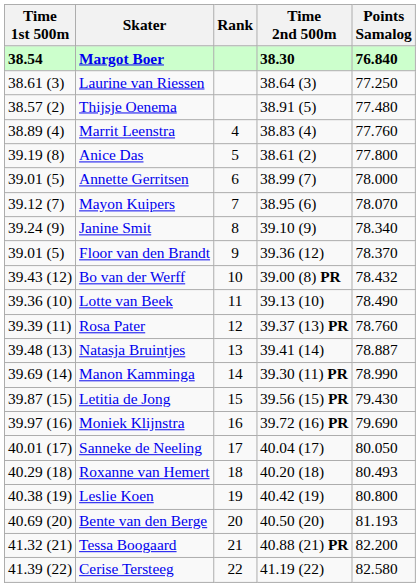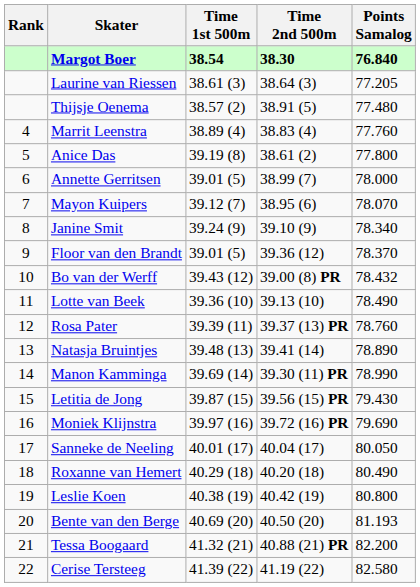columns swapped: (235, 25) <-> (40, 25)
(377, 82) 77.250 -> (377, 82) 77.205
(377, 350) 78.887 -> (377, 350) 78.890
(377, 472) 80.493 -> (377, 472) 80.490
